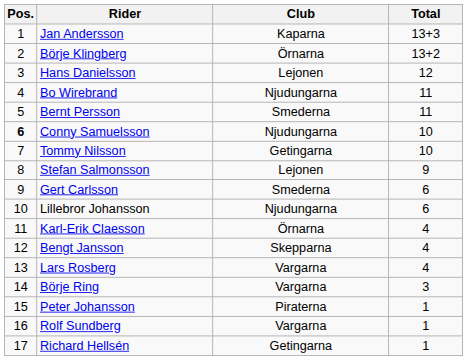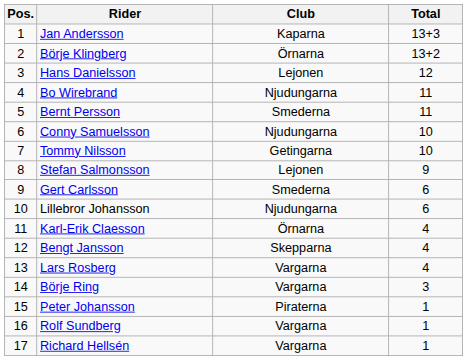(21, 131) bold -> (21, 131) normal
(301, 345) Getingarna -> (301, 345) Vargarna
